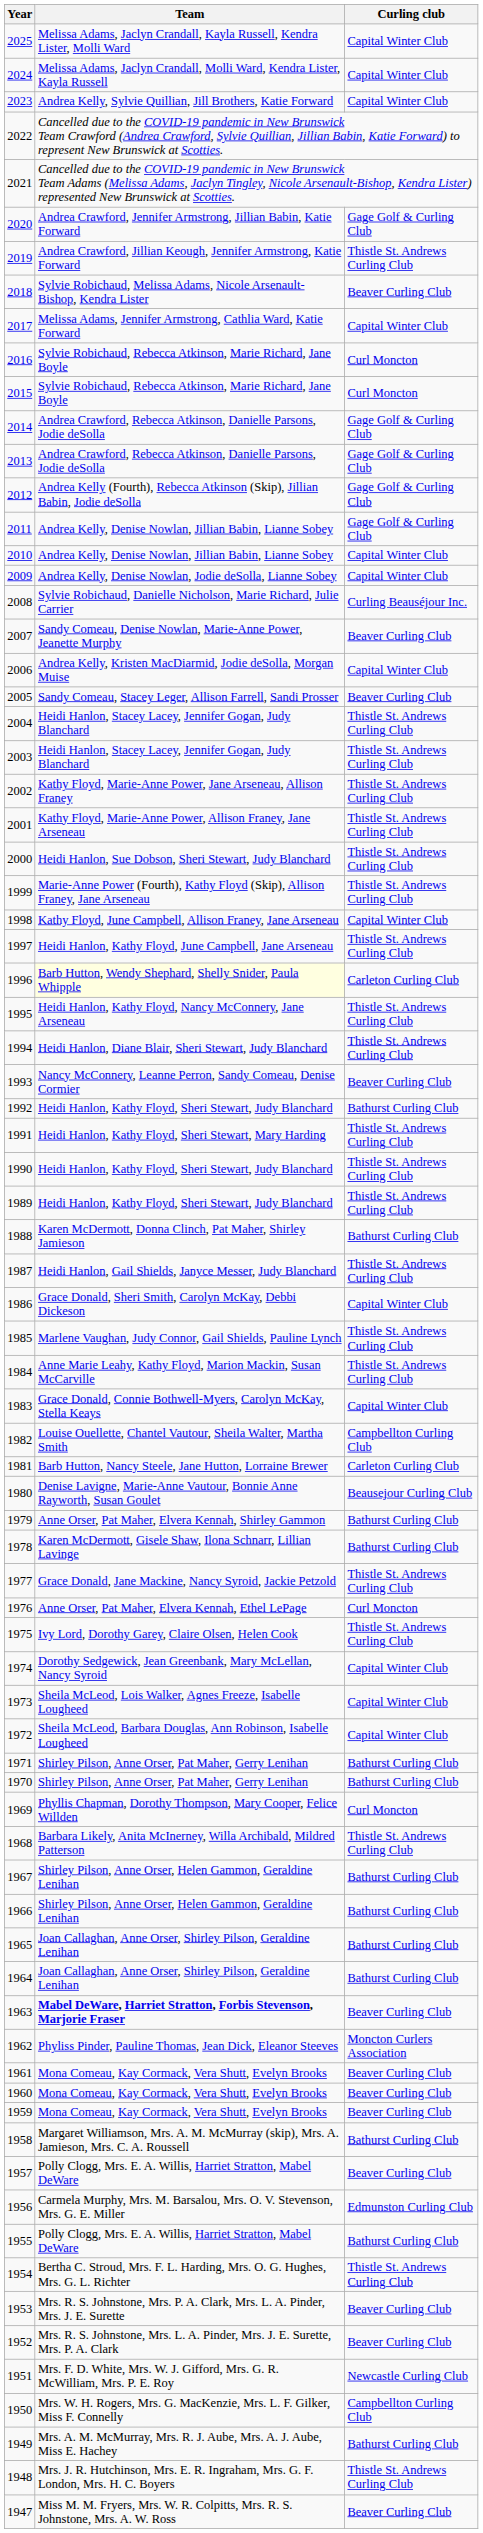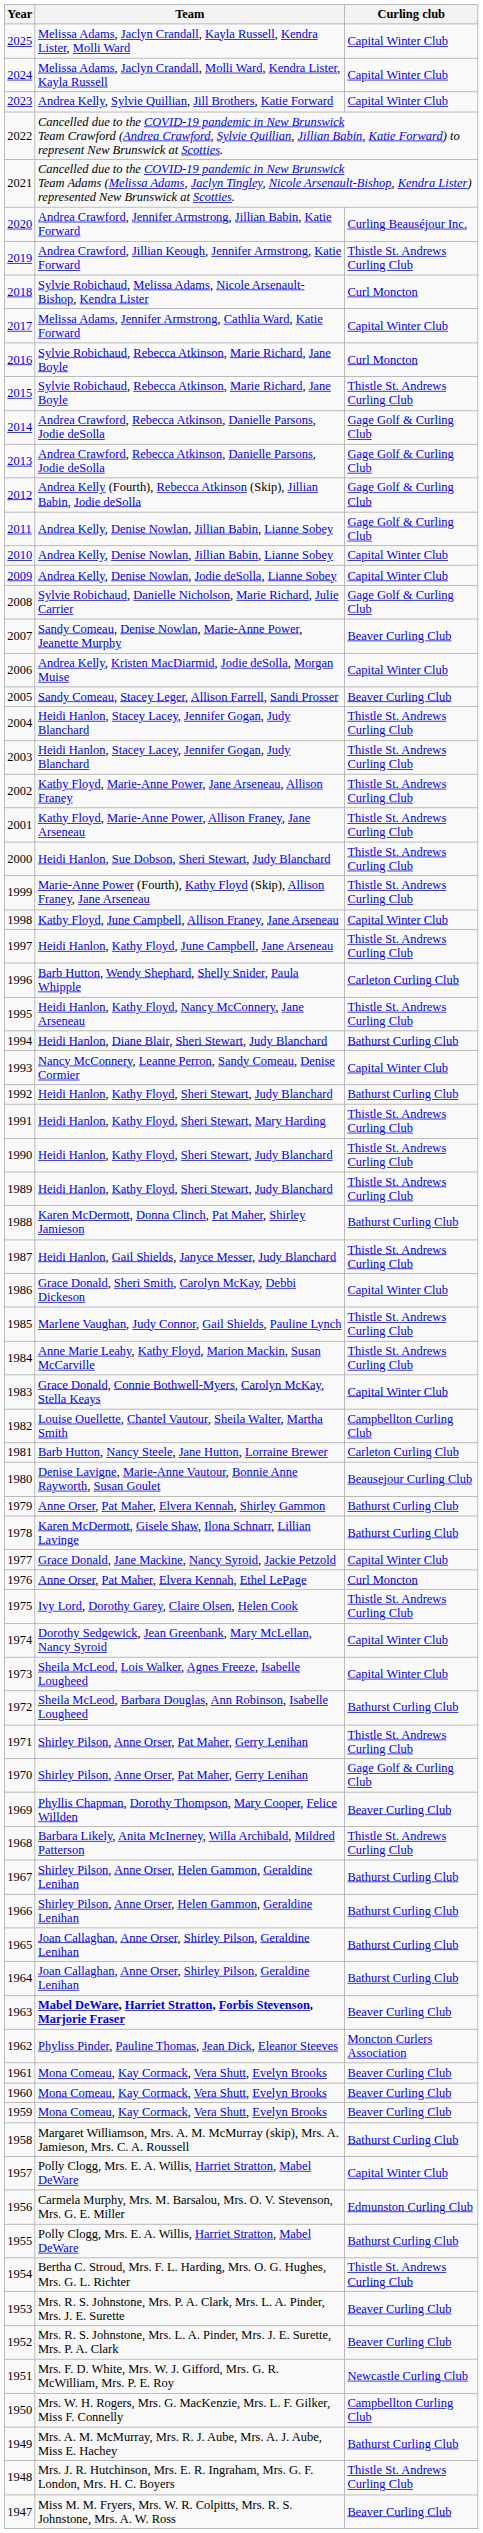(401, 224) Gage Golf & Curling Club -> (407, 224) Curling Beauséjour Inc.
(399, 292) Beaver Curling Club -> (383, 292) Curl Moncton
(383, 393) Curl Moncton -> (397, 393) Thistle St. Andrews Curling Club
(407, 602) Curling Beauséjour Inc. -> (401, 602) Gage Golf & Curling Club
(168, 980) lightyellow background -> (168, 980) no background
(397, 1047) Thistle St. Andrews Curling Club -> (403, 1040) Bathurst Curling Club
(399, 1081) Beaver Curling Club -> (398, 1067) Capital Winter Club
(397, 1580) Thistle St. Andrews Curling Club -> (398, 1559) Capital Winter Club
(398, 1736) Capital Winter Club -> (403, 1707) Bathurst Curling Club
(403, 1762) Bathurst Curling Club -> (397, 1741) Thistle St. Andrews Curling Club
(403, 1782) Bathurst Curling Club -> (401, 1775) Gage Golf & Curling Club
(383, 1809) Curl Moncton -> (399, 1809) Beaver Curling Club
(399, 2173) Beaver Curling Club -> (398, 2173) Capital Winter Club
